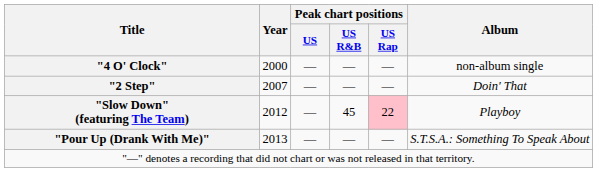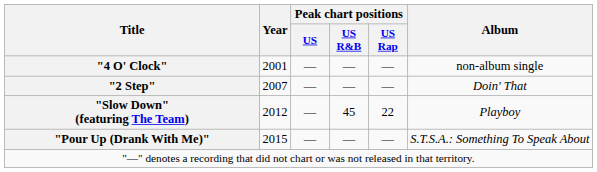(275, 65) 2000 -> (275, 65) 2001
(388, 112) pink background -> (388, 112) no background
(275, 139) 2013 -> (275, 139) 2015
